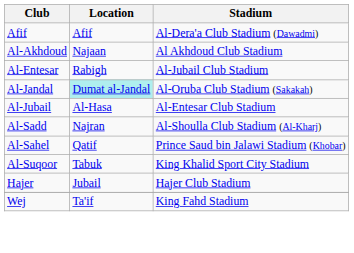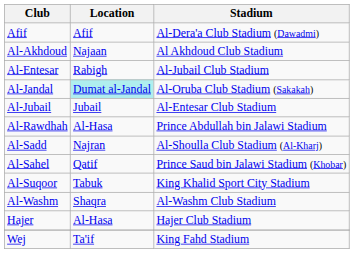(92, 107) Al-Hasa -> (87, 107) Jubail
+ row: (37, 126)
+ row: (33, 201)
(87, 182) Jubail -> (93, 220) Al-Hasa
